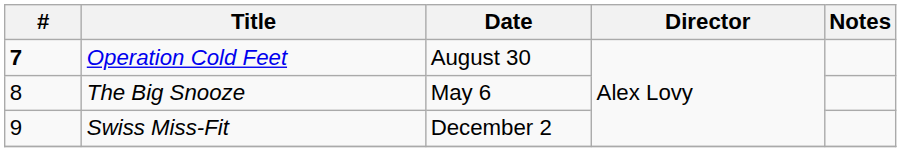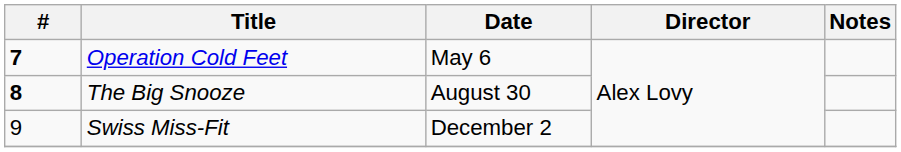(481, 57) August 30 -> (461, 57) May 6
(16, 92) normal -> (16, 92) bold
(461, 92) May 6 -> (481, 92) August 30
